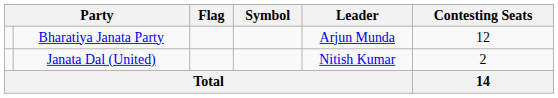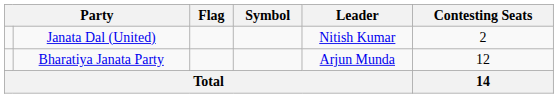rows swapped: (101, 37) <-> (101, 59)
